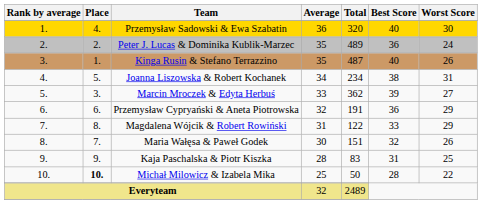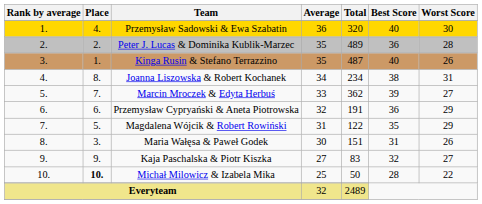(448, 45) 24 -> (448, 45) 28
(97, 77) 5. -> (97, 77) 8.
(97, 93) 3. -> (97, 93) 7.
(97, 126) 8. -> (97, 126) 5.
(394, 126) 33 -> (394, 126) 35
(97, 142) 7. -> (97, 142) 3.
(394, 142) 32 -> (394, 142) 31
(321, 158) 28 -> (321, 158) 27
(394, 158) 31 -> (394, 158) 32
(448, 158) 25 -> (448, 158) 27
